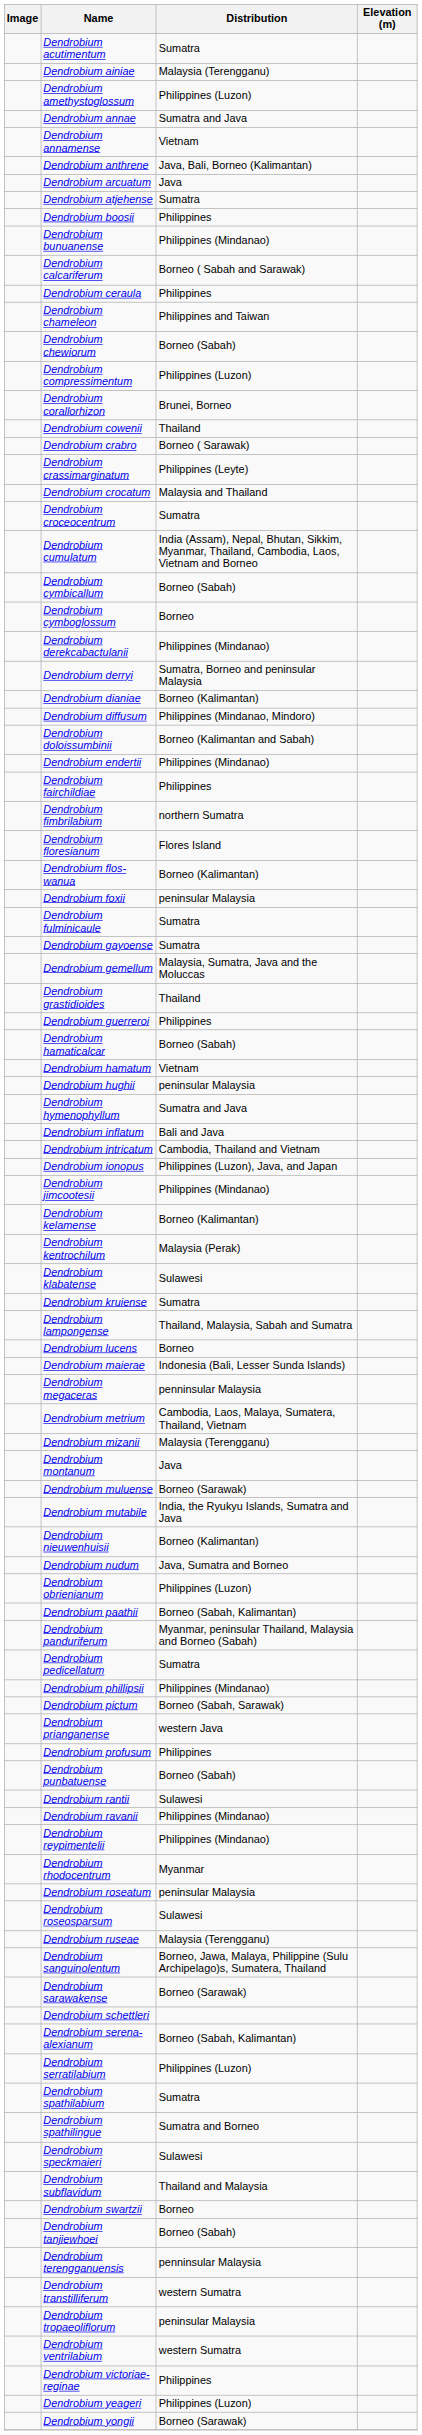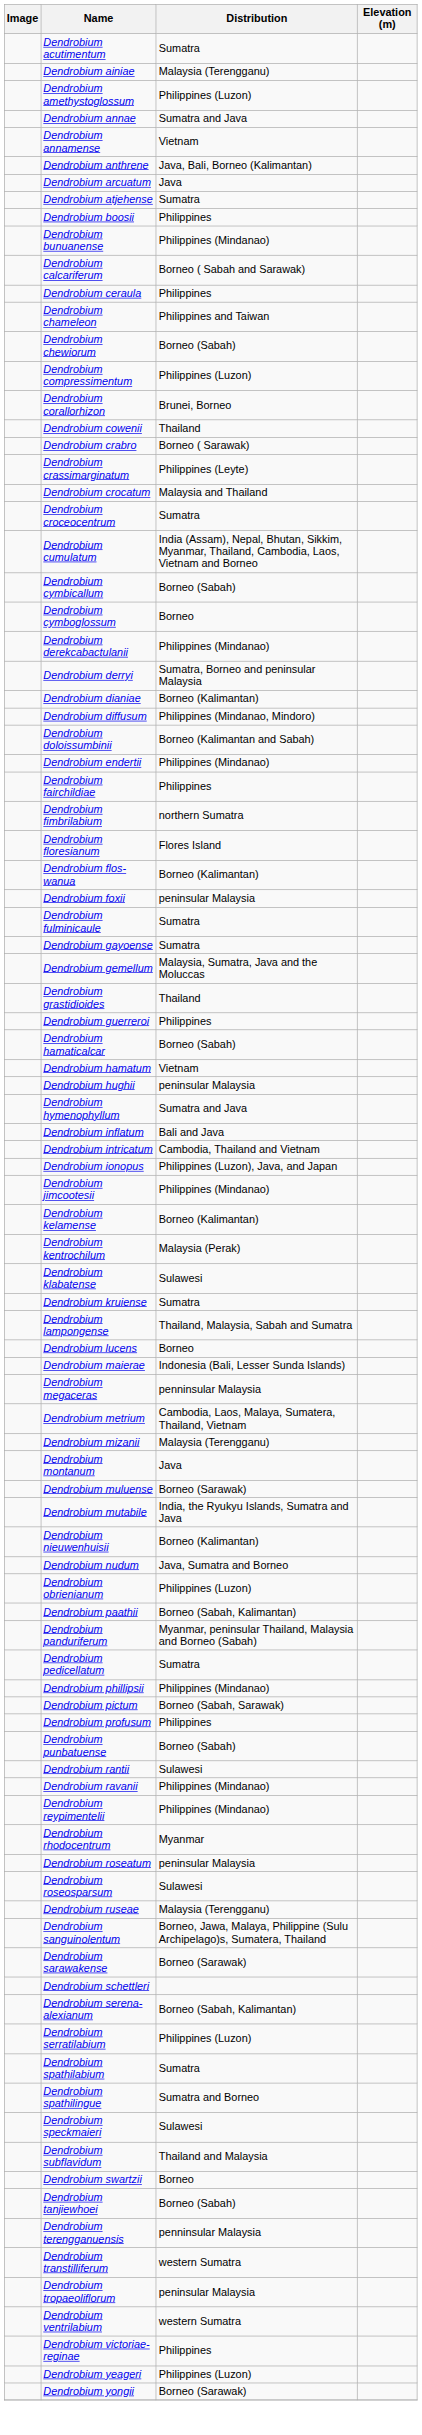- row: (76, 1728)
